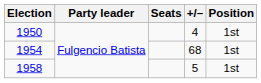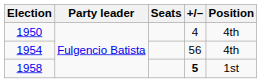(231, 31) 1st -> (231, 31) 4th
(195, 50) 68 -> (195, 50) 56
(231, 50) 1st -> (231, 50) 4th
(195, 68) normal -> (195, 68) bold
